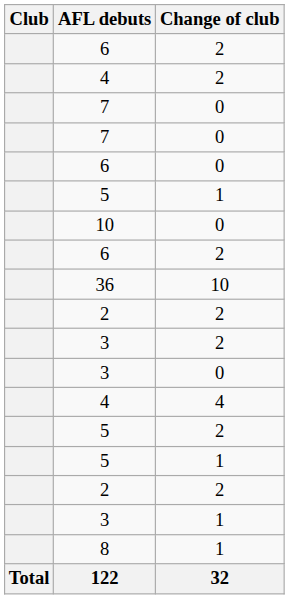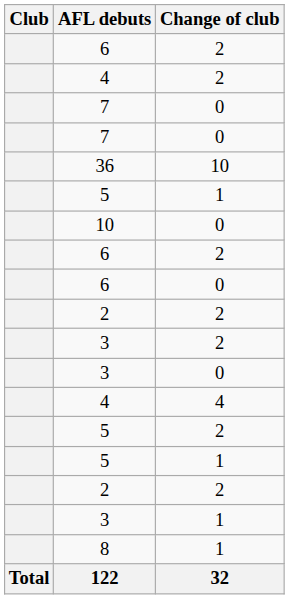rows swapped: (105, 166) <-> (105, 284)
